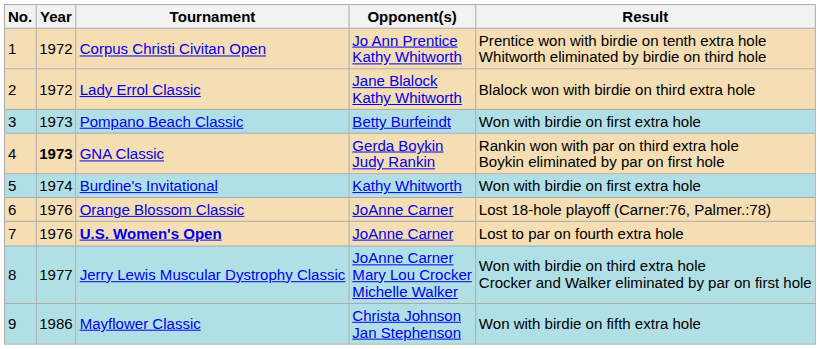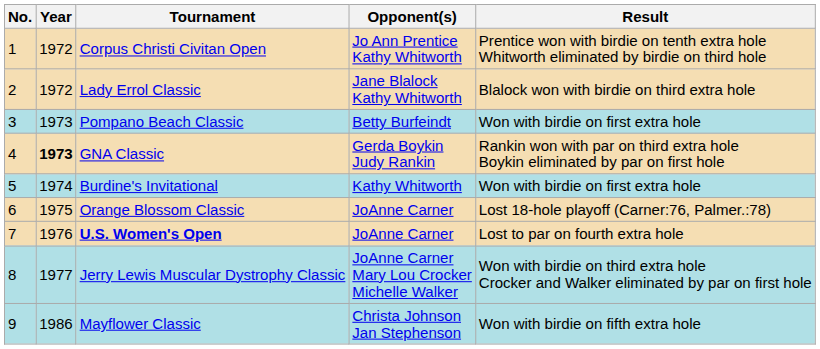(56, 210) 1976 -> (56, 210) 1975
